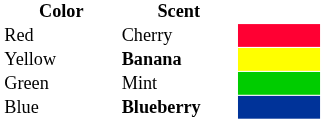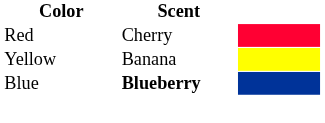(152, 59) bold -> (149, 59) normal
- row: (27, 83)
